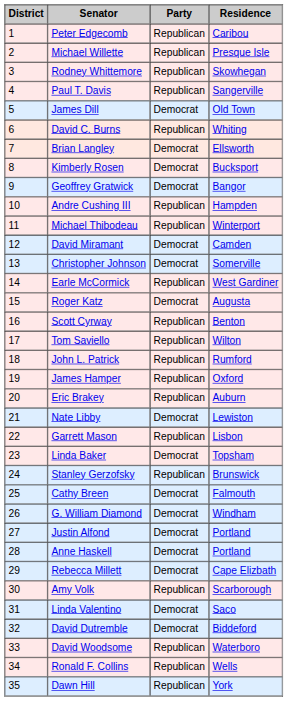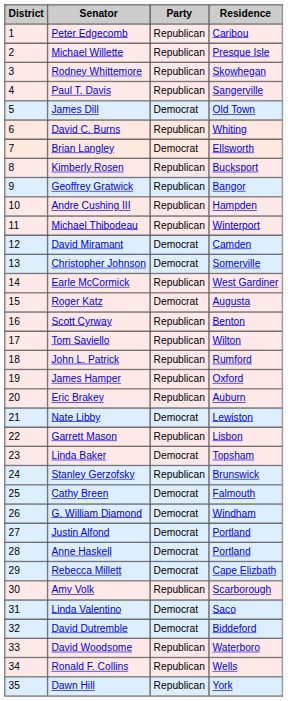(176, 168) Democrat -> (179, 168) Republican
(176, 187) Democrat -> (179, 187) Republican
